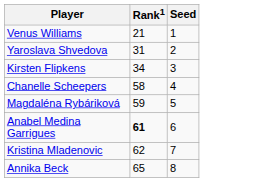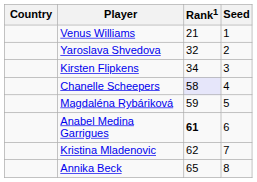+ column: (31, 14)
(139, 51) 31 -> (192, 51) 32
(139, 86) no background -> (192, 86) lavender background
